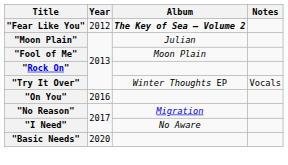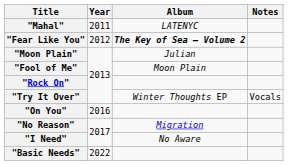+ row: (46, 26)
(100, 139) 2020 -> (100, 153) 2022
